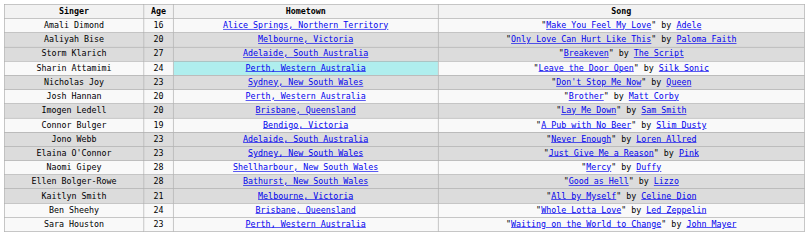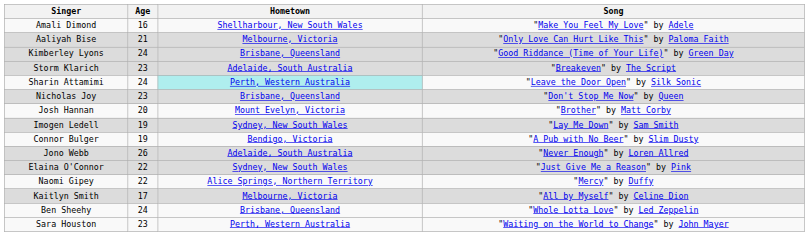(306, 25) Alice Springs, Northern Territory -> (290, 25) Shellharbour, New South Wales
(159, 39) 20 -> (143, 39) 21
+ row: (66, 54)
(159, 54) 27 -> (143, 68) 23
(306, 82) Sydney, New South Wales -> (290, 96) Brisbane, Queensland
(306, 96) Perth, Western Australia -> (290, 110) Mount Evelyn, Victoria
(159, 110) 20 -> (143, 125) 19
(306, 110) Brisbane, Queensland -> (290, 125) Sydney, New South Wales
(159, 139) 23 -> (143, 153) 26
(159, 153) 23 -> (143, 167) 22
(159, 167) 28 -> (143, 182) 22
(306, 167) Shellharbour, New South Wales -> (290, 182) Alice Springs, Northern Territory
- row: (74, 182)
(159, 196) 21 -> (143, 196) 17
